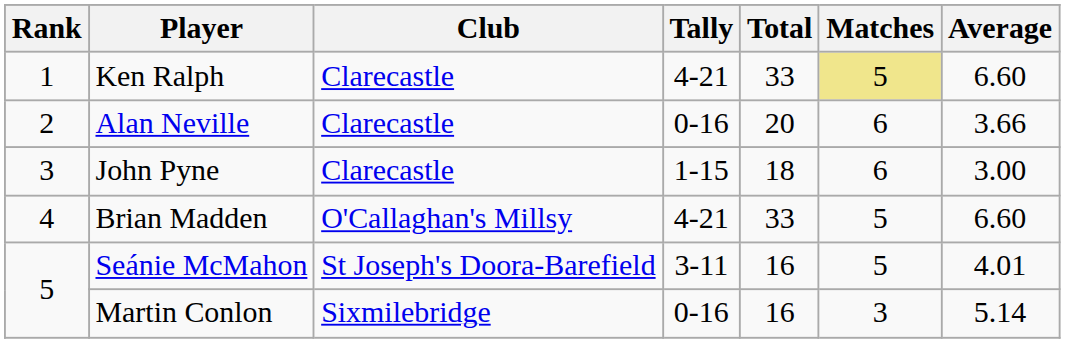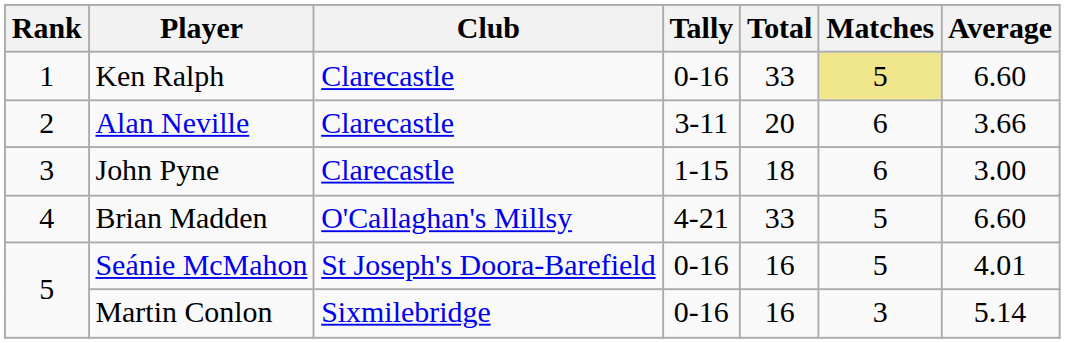(701, 75) 4-21 -> (701, 75) 0-16
(701, 123) 0-16 -> (701, 123) 3-11
(701, 265) 3-11 -> (701, 265) 0-16
